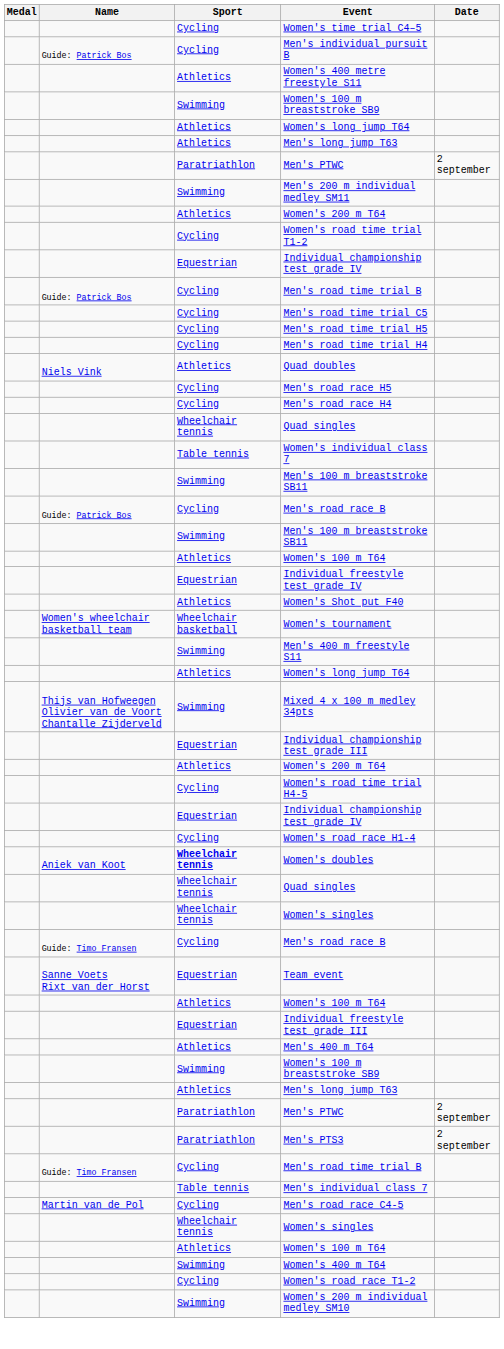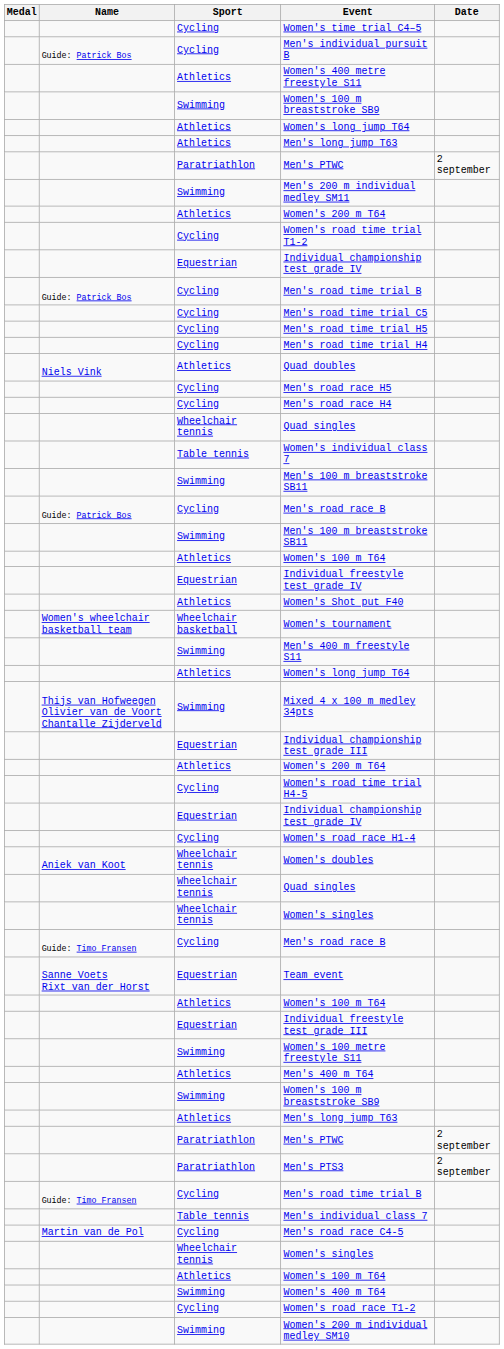(207, 861) bold -> (207, 861) normal
+ row: (107, 1053)
